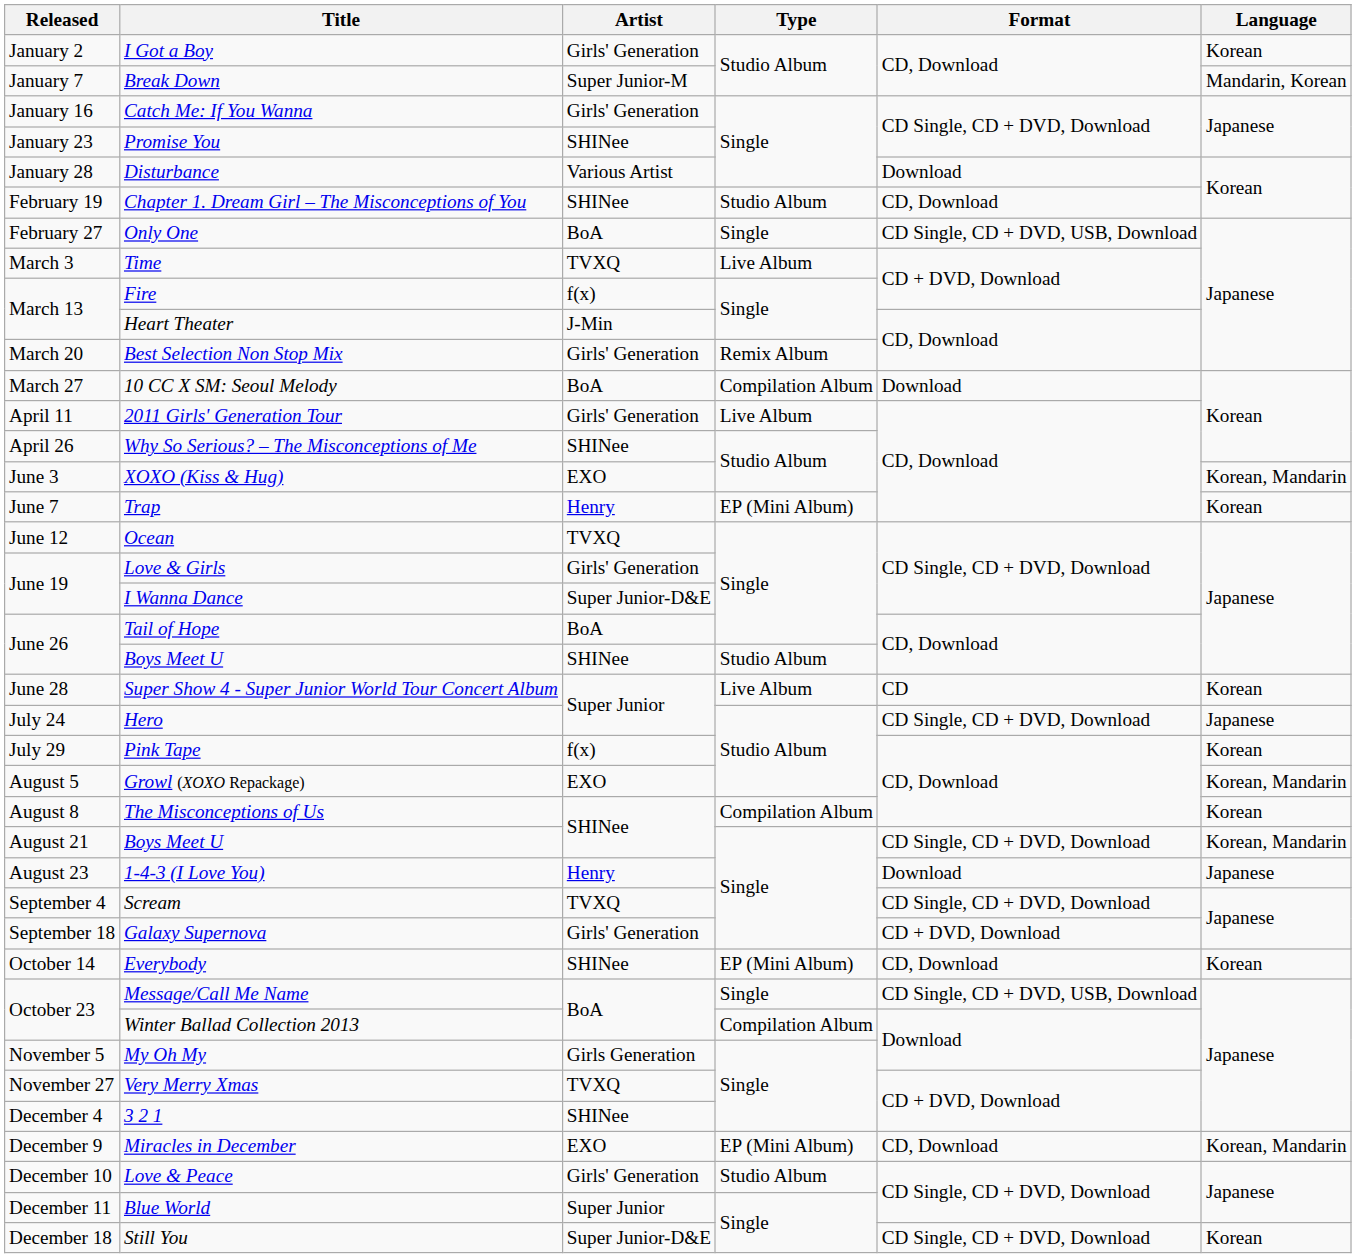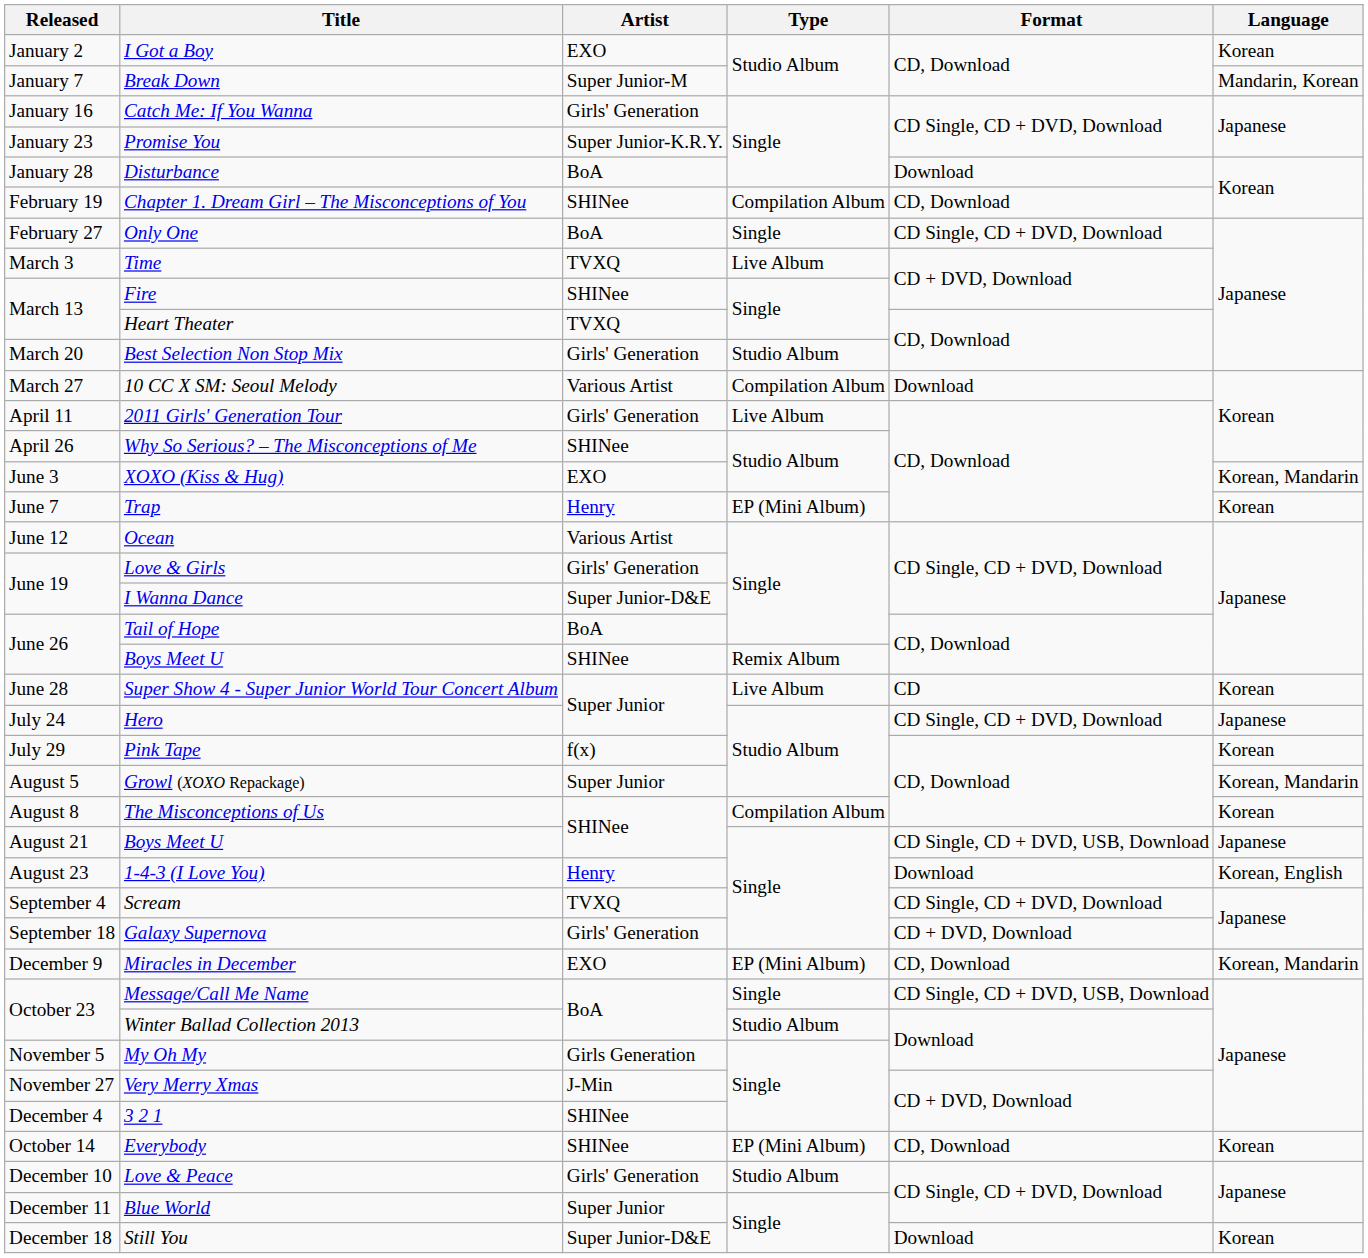(633, 50) Girls' Generation -> (587, 50) EXO
(598, 141) SHINee -> (645, 141) Super Junior-K.R.Y.
(620, 171) Various Artist -> (585, 171) BoA
(773, 202) Studio Album -> (808, 202) Compilation Album
(1039, 232) CD Single, CD + DVD, USB, Download -> (1028, 232) CD Single, CD + DVD, Download
(581, 293) f(x) -> (598, 293) SHINee
(590, 324) J-Min -> (593, 324) TVXQ
(774, 354) Remix Album -> (785, 354) Studio Album
(585, 385) BoA -> (620, 385) Various Artist
(593, 537) TVXQ -> (620, 537) Various Artist
(773, 659) Studio Album -> (786, 659) Remix Album
(587, 780) EXO -> (616, 780) Super Junior
(1016, 841) CD Single, CD + DVD, Download -> (1051, 841) CD Single, CD + DVD, USB, Download
(1276, 841) Korean, Mandarin -> (1252, 841) Japanese
(1240, 872) Japanese -> (1280, 872) Korean, English
rows swapped: (52, 963) <-> (56, 1146)
(796, 1024) Compilation Album -> (785, 1024) Studio Album
(593, 1085) TVXQ -> (590, 1085) J-Min
(1016, 1237) CD Single, CD + DVD, Download -> (934, 1237) Download
